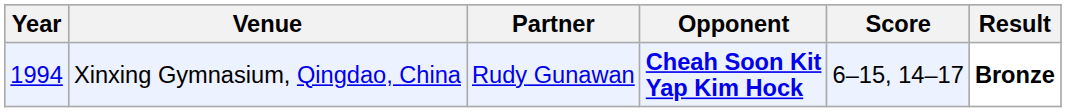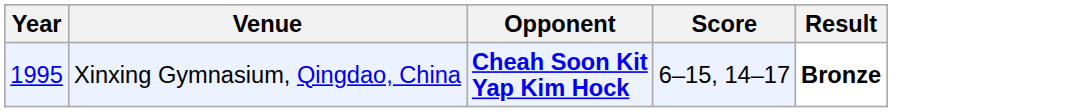- column: (553, 24)
(37, 74) 1994 -> (37, 74) 1995
